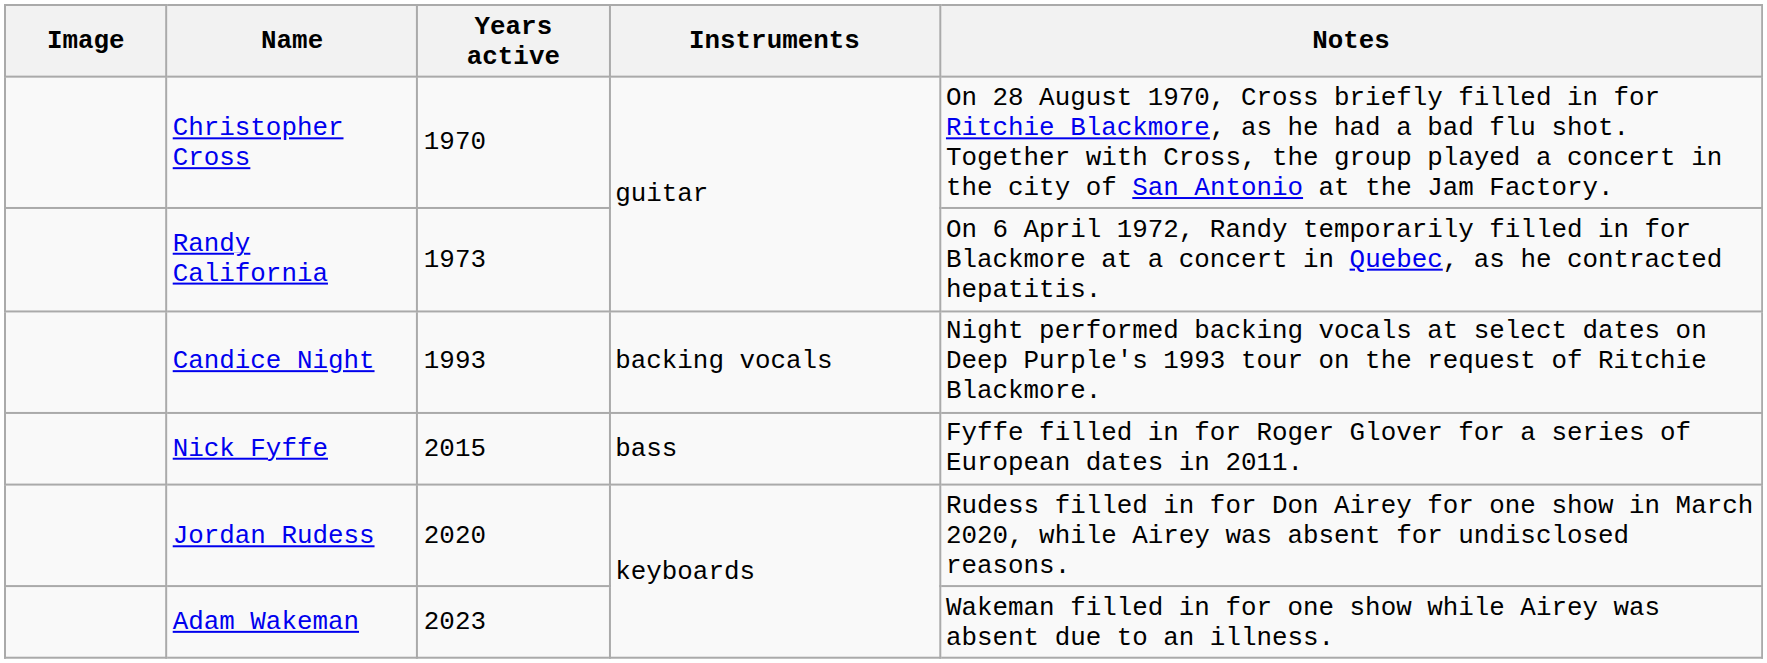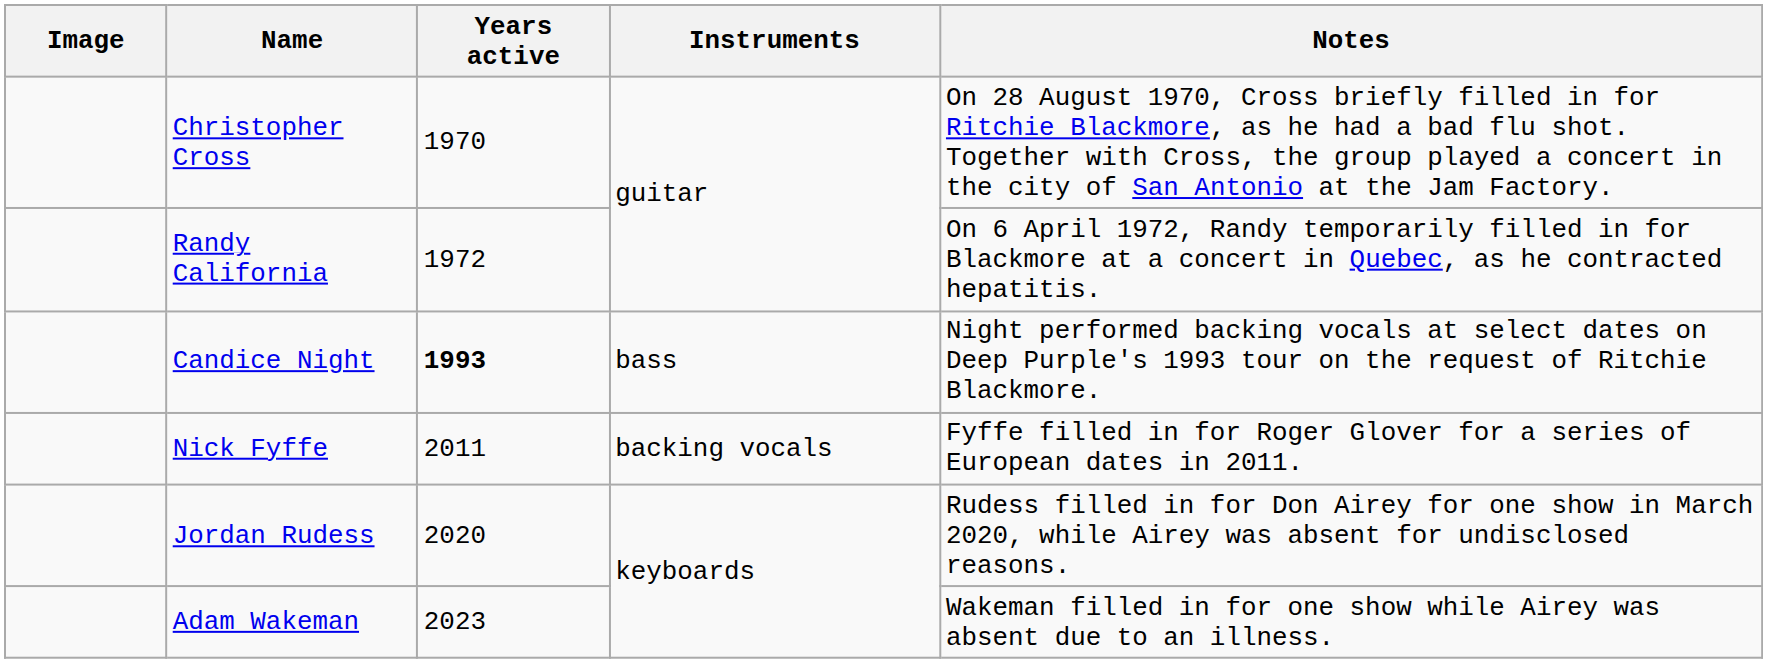(455, 260) 1973 -> (455, 260) 1972
(455, 362) normal -> (455, 362) bold
(724, 362) backing vocals -> (646, 362) bass
(455, 448) 2015 -> (455, 448) 2011
(646, 448) bass -> (724, 448) backing vocals
